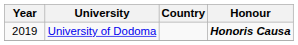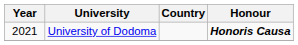(25, 31) 2019 -> (25, 31) 2021
